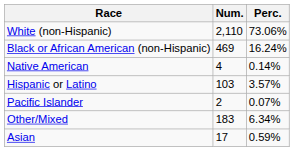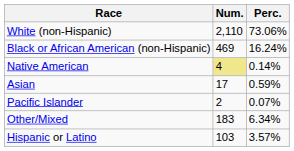(219, 66) no background -> (219, 66) khaki background
rows swapped: (21, 137) <-> (52, 84)
